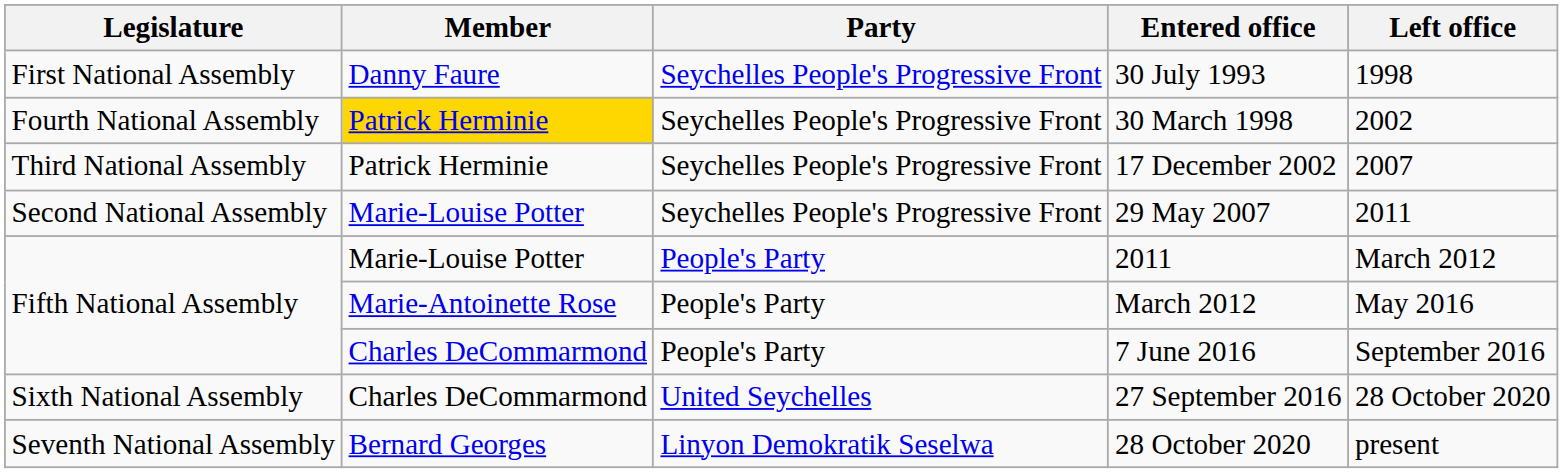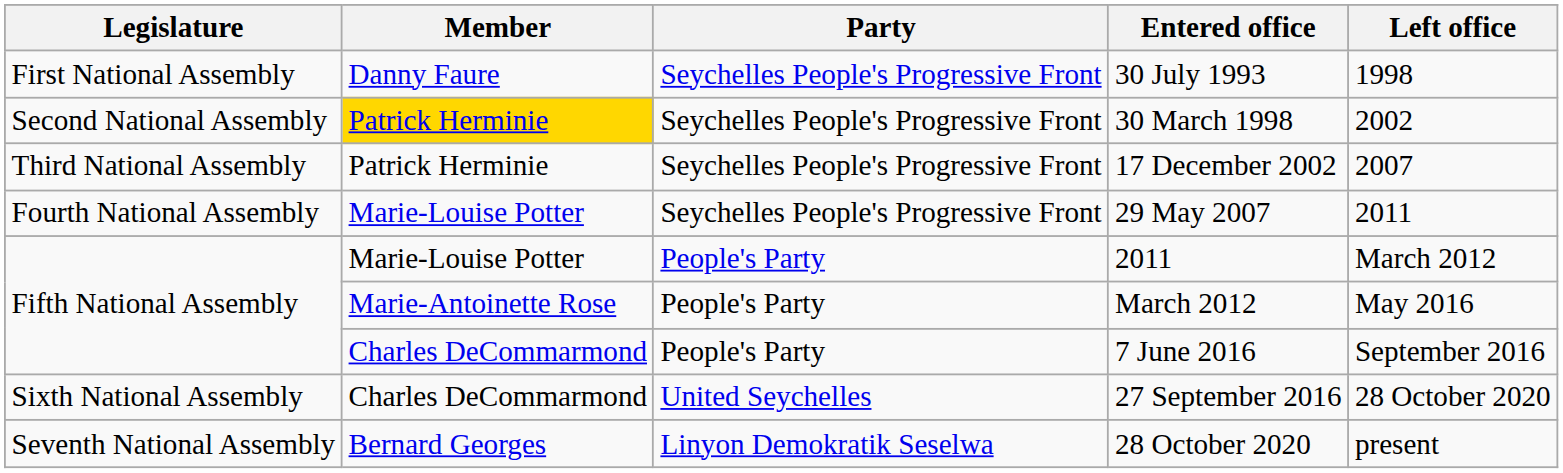(165, 119) Fourth National Assembly -> (169, 119) Second National Assembly
(169, 212) Second National Assembly -> (165, 212) Fourth National Assembly
